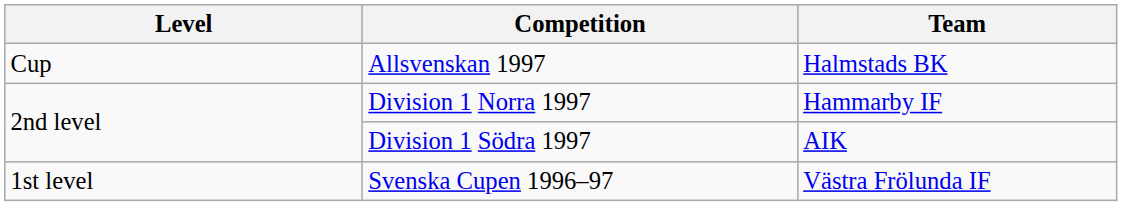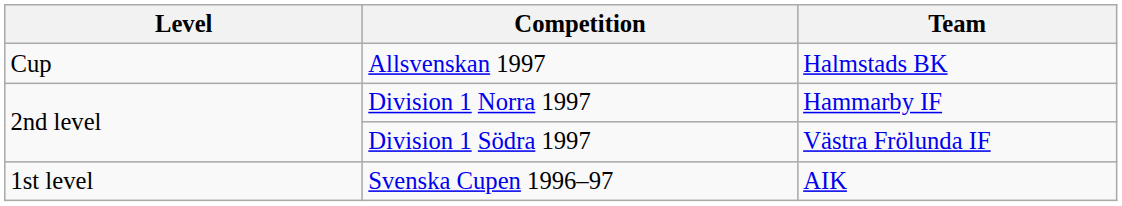(825, 141) AIK -> (897, 141) Västra Frölunda IF
(897, 180) Västra Frölunda IF -> (825, 180) AIK
